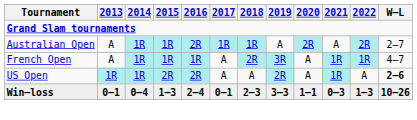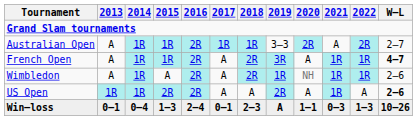(280, 44) A -> (280, 44) 3–3
(196, 60) 1R -> (196, 60) 2R
(395, 60) normal -> (395, 60) bold
+ row: (33, 76)
(280, 92) 3–3 -> (280, 108) A
